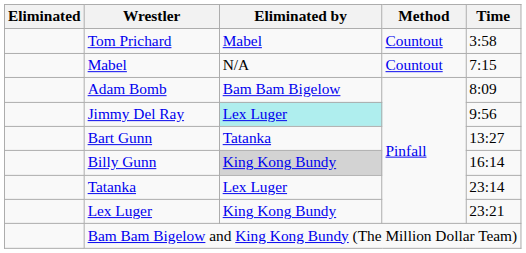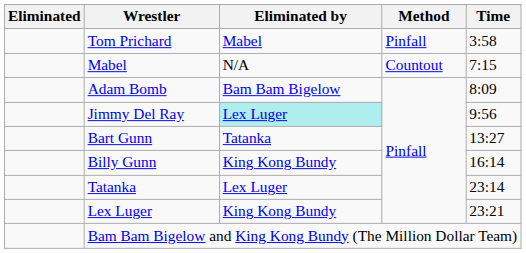(414, 41) Countout -> (406, 41) Pinfall
(279, 162) lightgrey background -> (279, 162) no background
